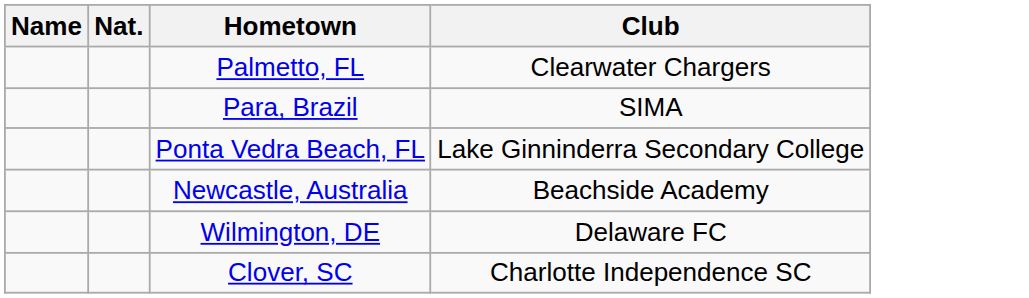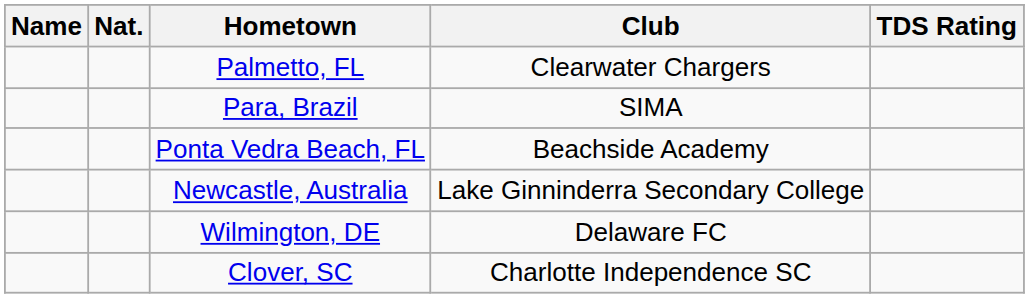+ column: (947, 26)
(651, 149) Lake Ginninderra Secondary College -> (651, 149) Beachside Academy
(651, 191) Beachside Academy -> (651, 191) Lake Ginninderra Secondary College
